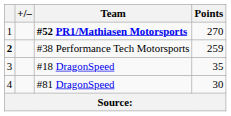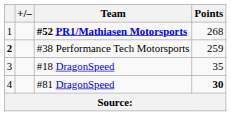(215, 31) 270 -> (215, 31) 268
(218, 84) normal -> (218, 84) bold
